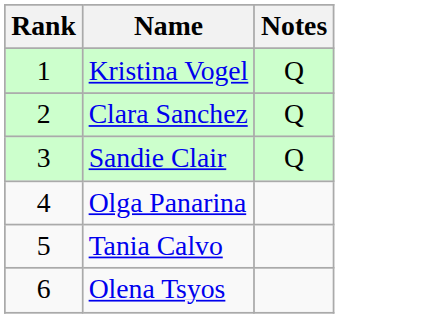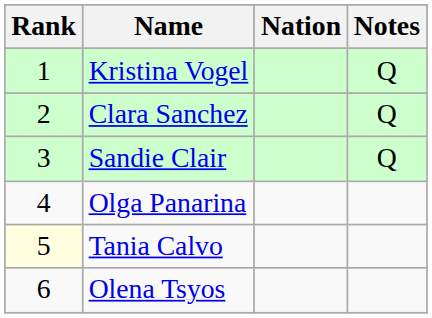+ column: (301, 26)
(44, 245) no background -> (44, 245) lightyellow background
